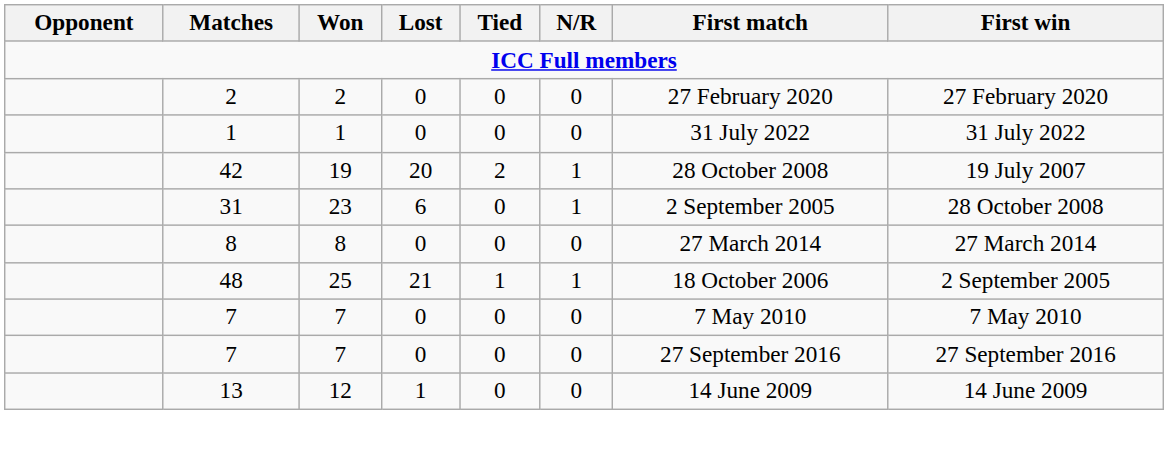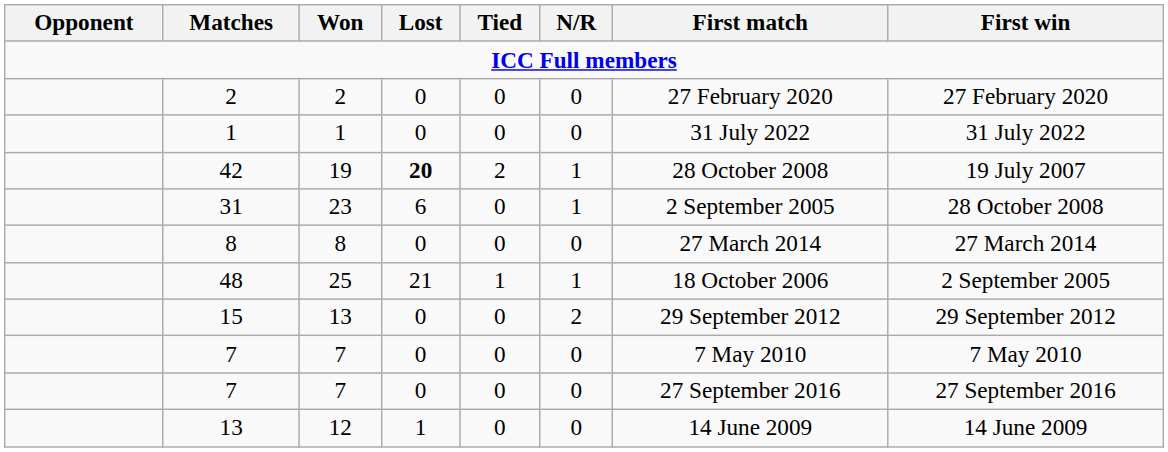(421, 170) normal -> (421, 170) bold
+ row: (231, 317)
